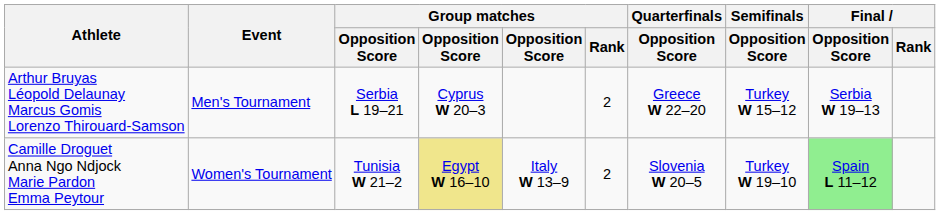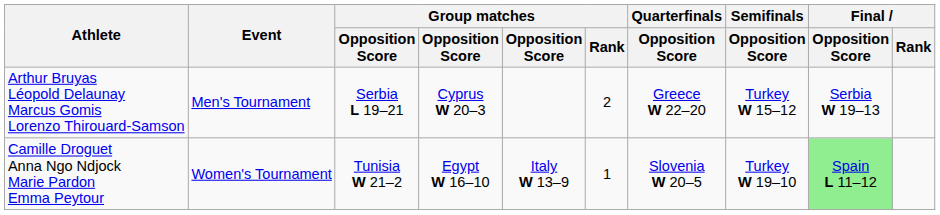(460, 174) khaki background -> (460, 174) no background
(607, 174) 2 -> (607, 174) 1
